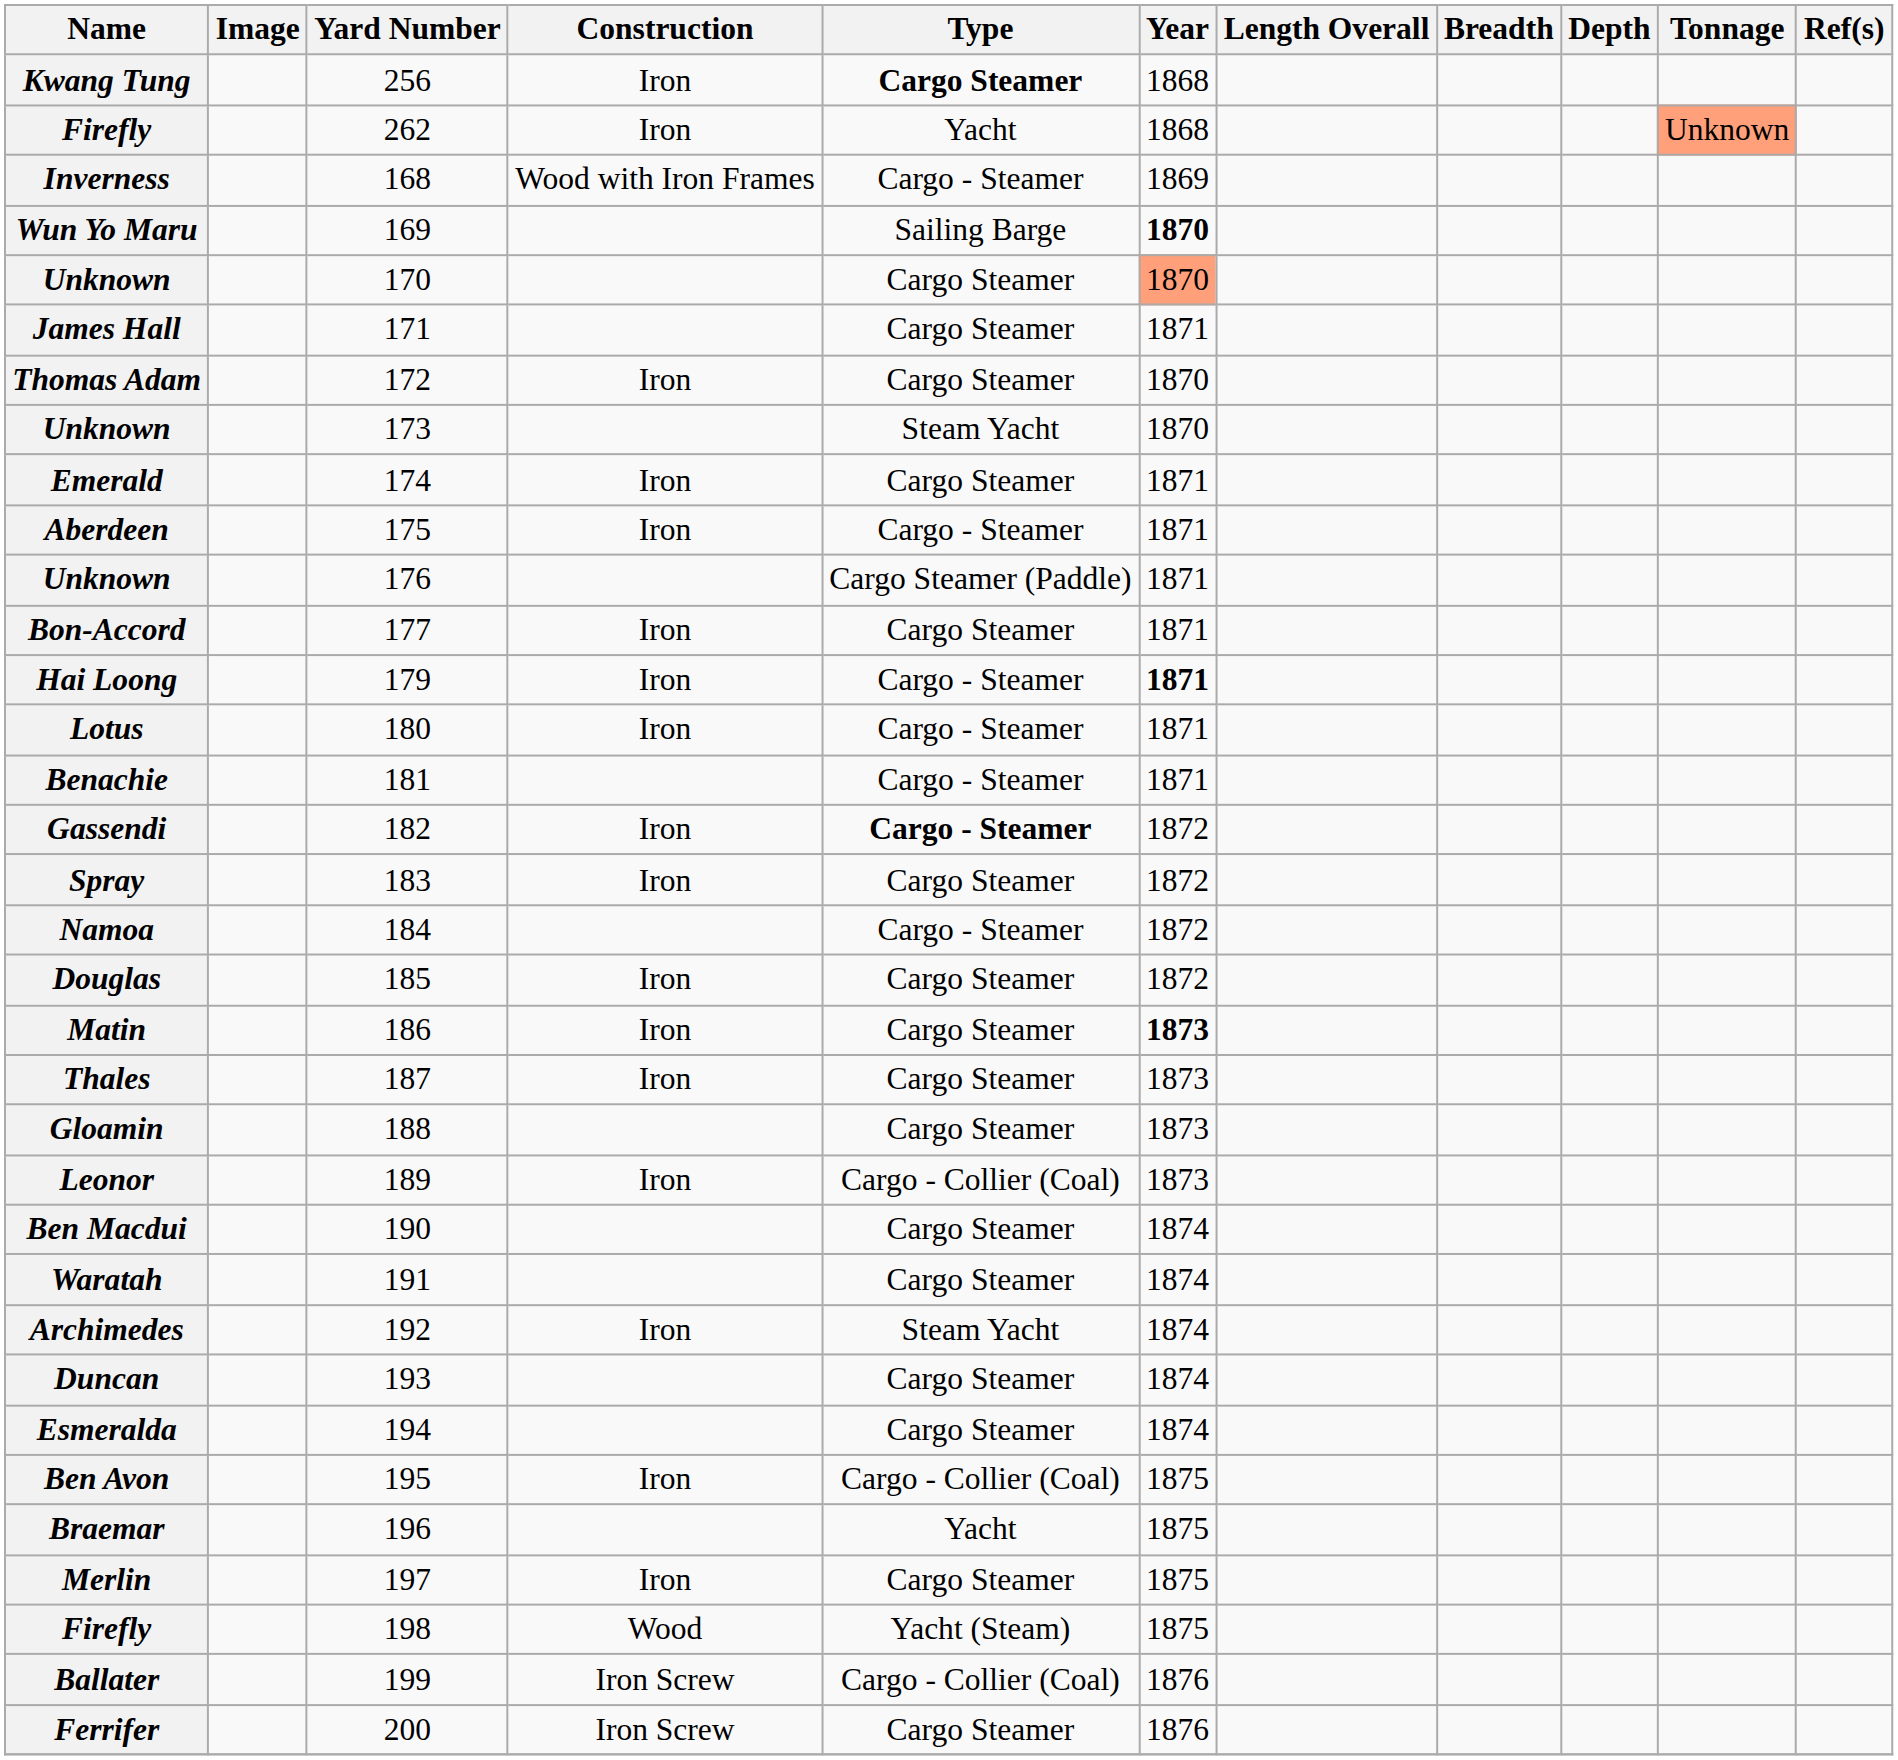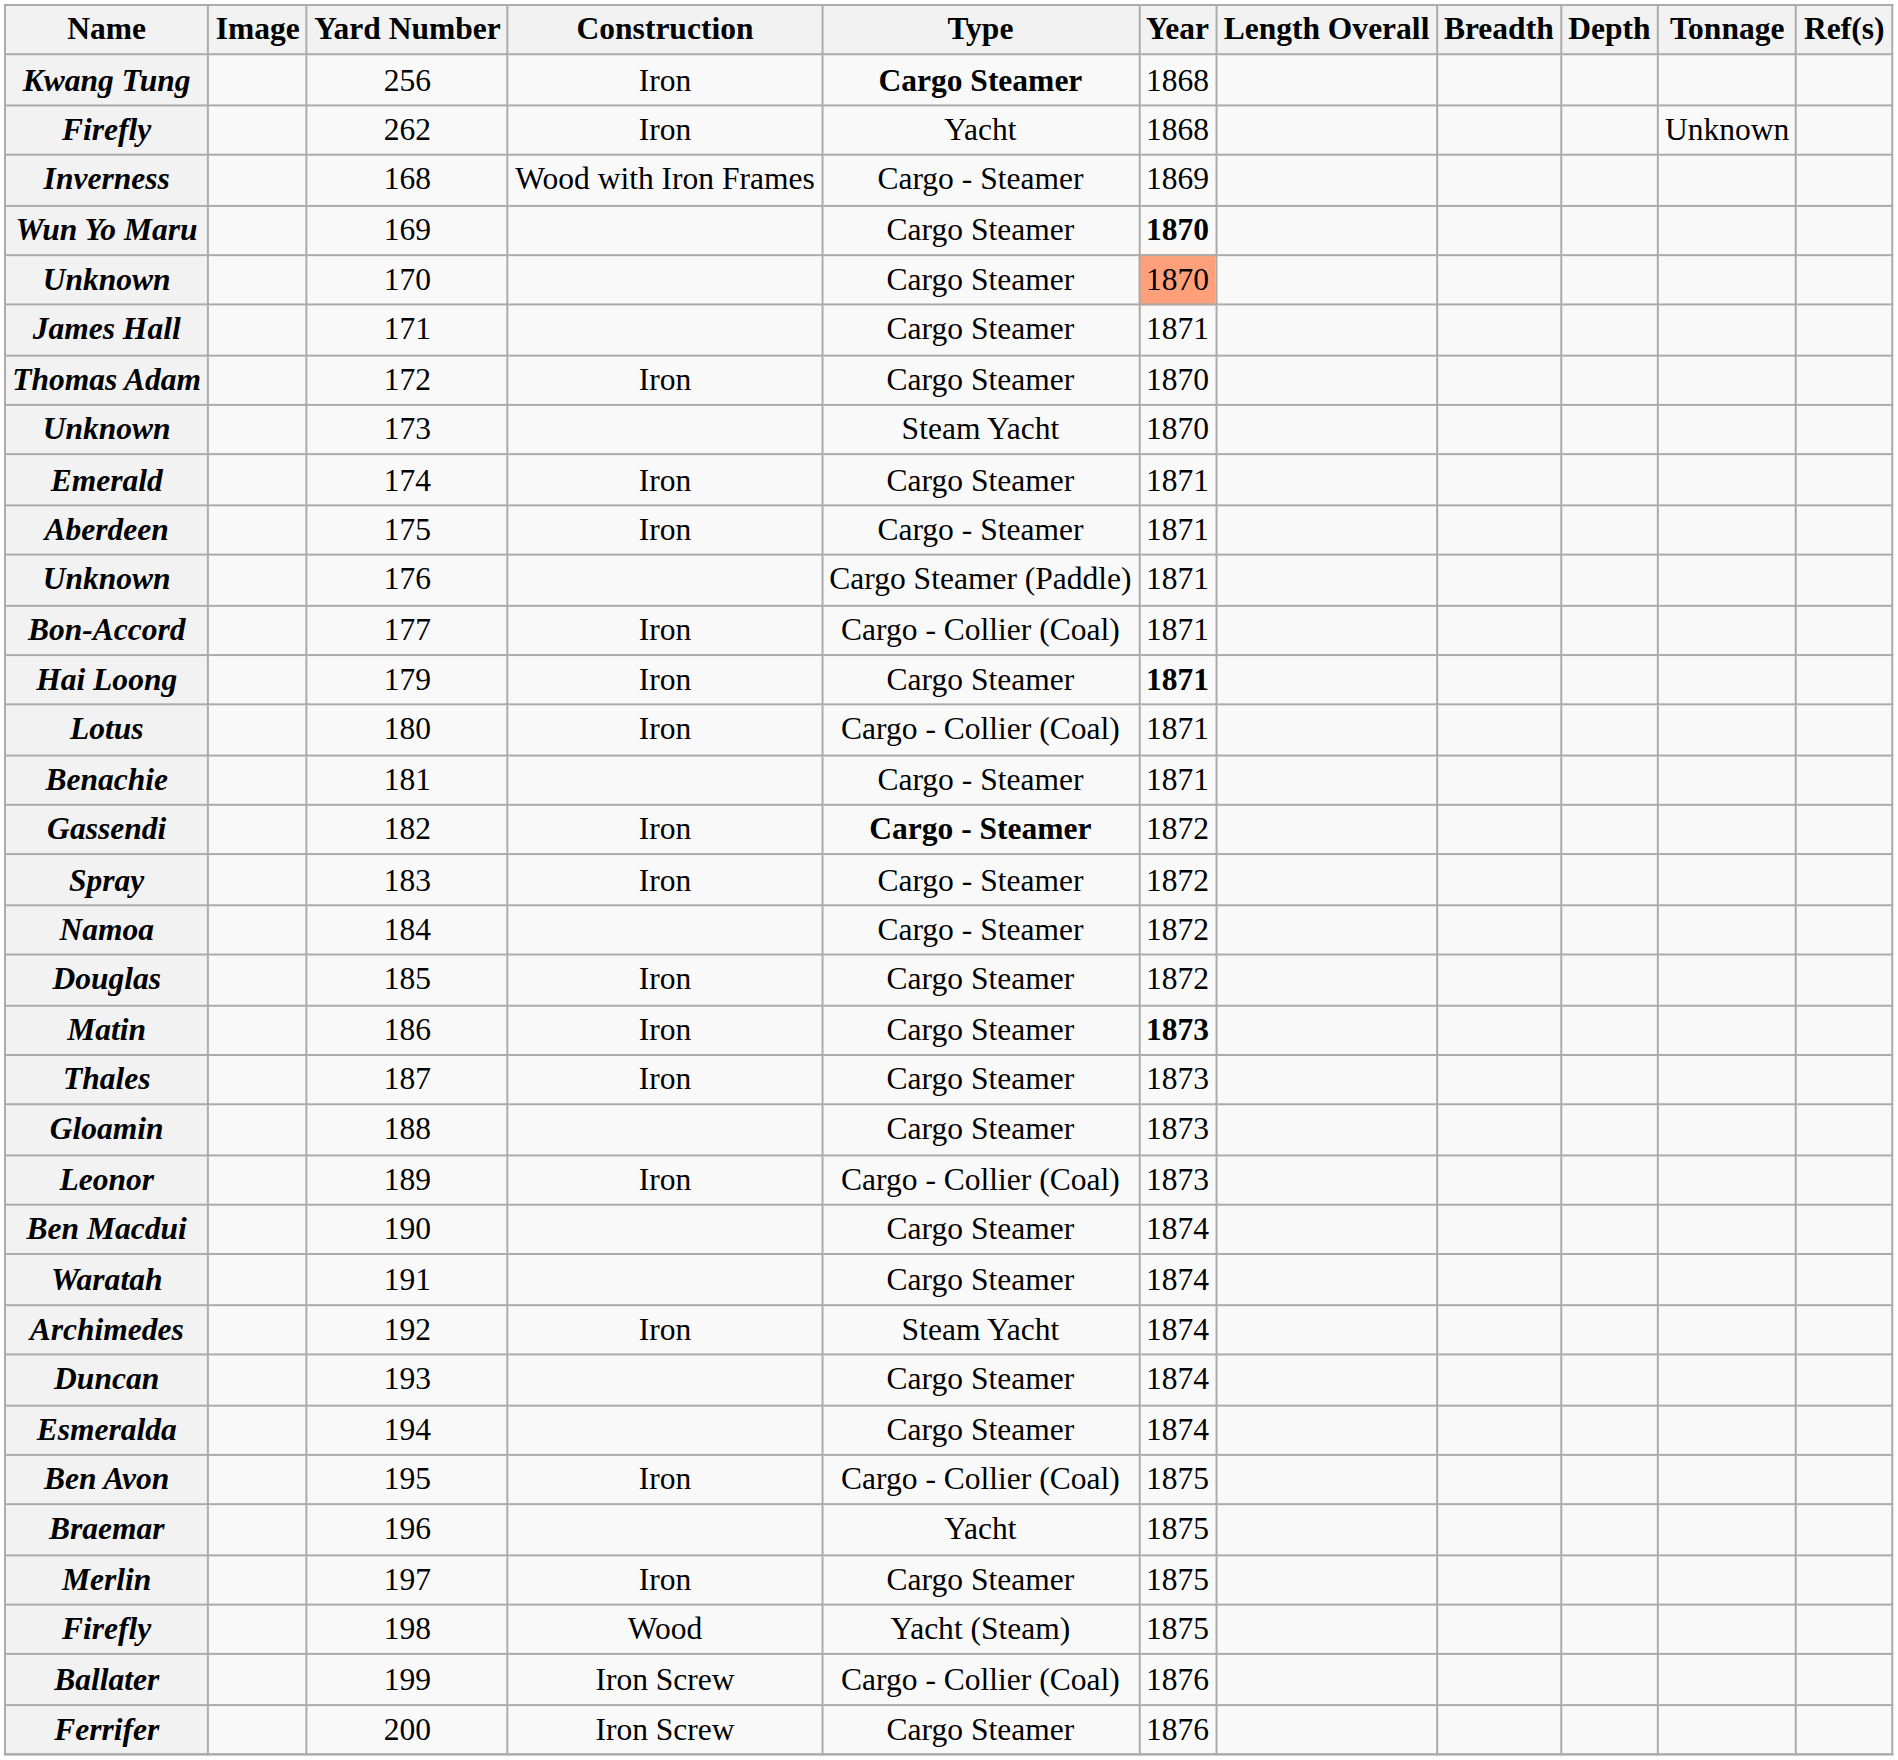(1727, 129) lightsalmon background -> (1727, 129) no background
(980, 229) Sailing Barge -> (980, 229) Cargo Steamer
(980, 629) Cargo Steamer -> (980, 629) Cargo - Collier (Coal)
(980, 679) Cargo - Steamer -> (980, 679) Cargo Steamer
(980, 729) Cargo - Steamer -> (980, 729) Cargo - Collier (Coal)
(980, 879) Cargo Steamer -> (980, 879) Cargo - Steamer
